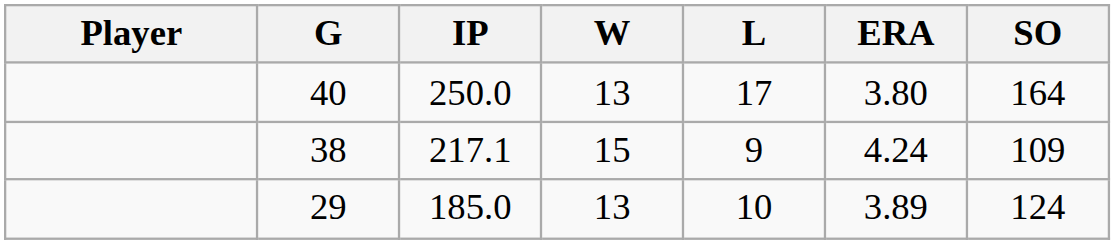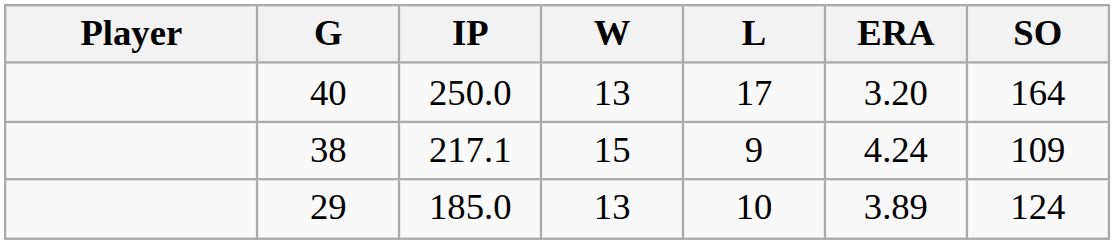(896, 91) 3.80 -> (896, 91) 3.20
